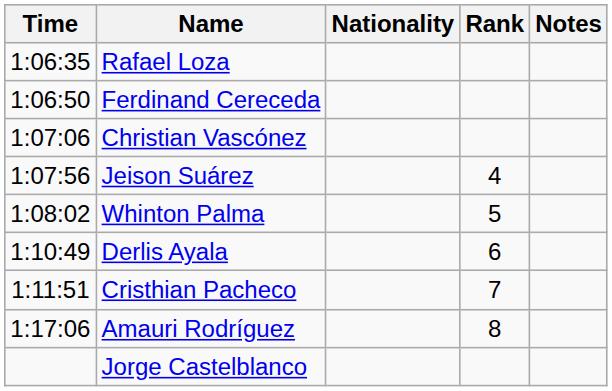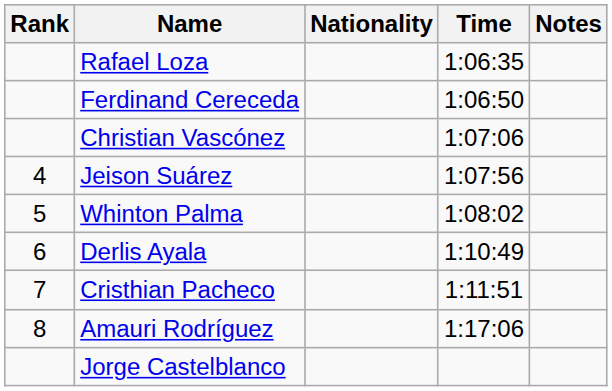columns swapped: (495, 24) <-> (50, 24)
